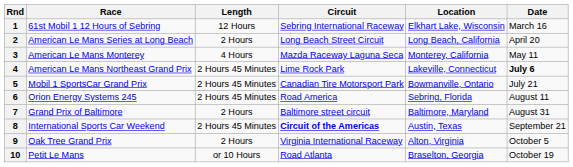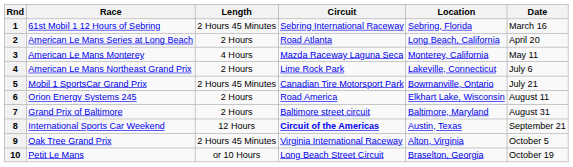(237, 26) 12 Hours -> (237, 26) 2 Hours 45 Minutes
(456, 26) Elkhart Lake, Wisconsin -> (440, 26) Sebring, Florida
(332, 41) Long Beach Street Circuit -> (306, 41) Road Atlanta
(237, 69) 2 Hours 45 Minutes -> (237, 69) 2 Hours
(522, 69) bold -> (521, 69) normal
(237, 98) 2 Hours 45 Minutes -> (237, 98) 2 Hours
(440, 98) Sebring, Florida -> (456, 98) Elkhart Lake, Wisconsin
(237, 127) 2 Hours 45 Minutes -> (237, 127) 12 Hours
(237, 141) 2 Hours -> (237, 141) 2 Hours 45 Minutes
(306, 155) Road Atlanta -> (332, 155) Long Beach Street Circuit
